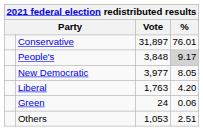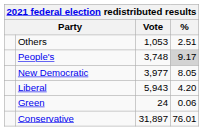rows swapped: (46, 42) <-> (32, 118)
(156, 57) 3,848 -> (156, 57) 3,748
(156, 88) 1,763 -> (156, 88) 5,943
